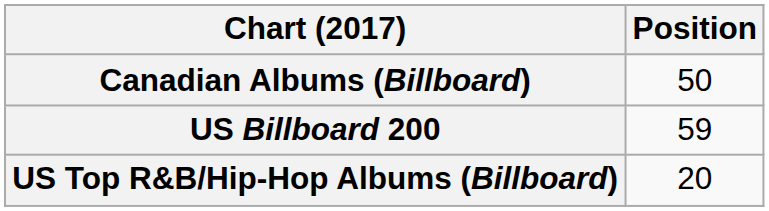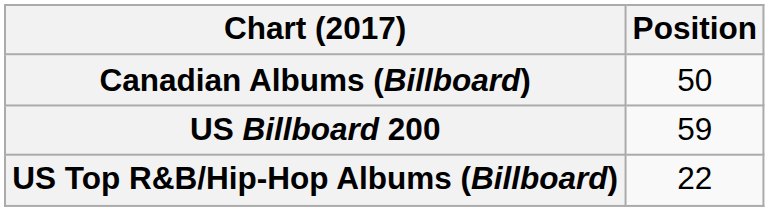(695, 179) 20 -> (695, 179) 22
